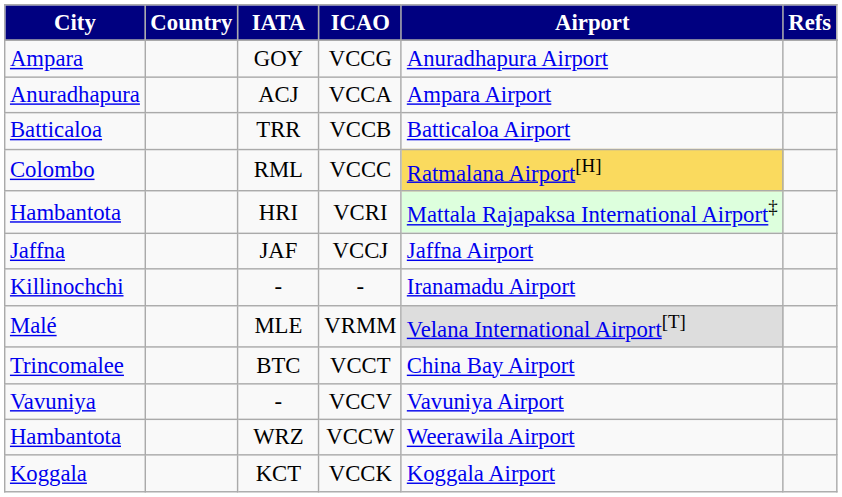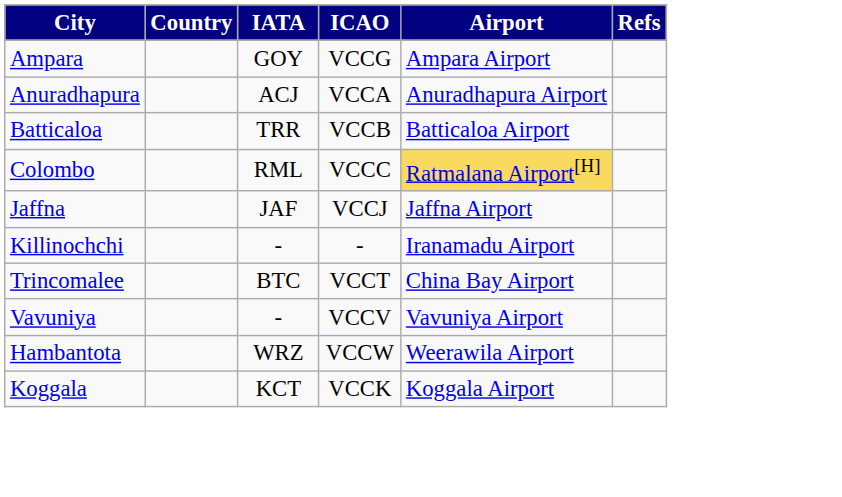(507, 58) Anuradhapura Airport -> (478, 58) Ampara Airport
(479, 94) Ampara Airport -> (506, 94) Anuradhapura Airport
- row: (360, 211)
- row: (360, 326)
